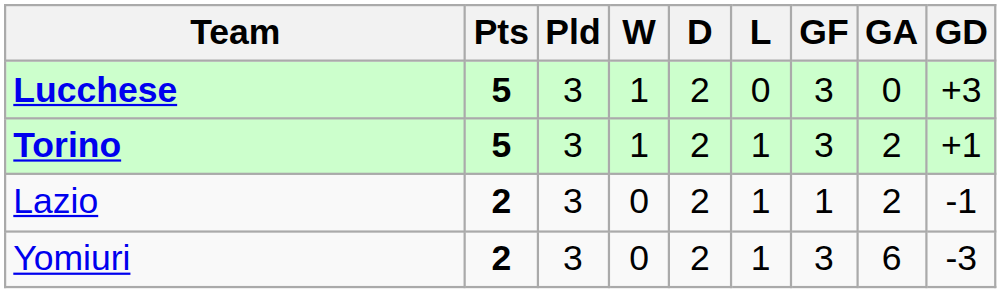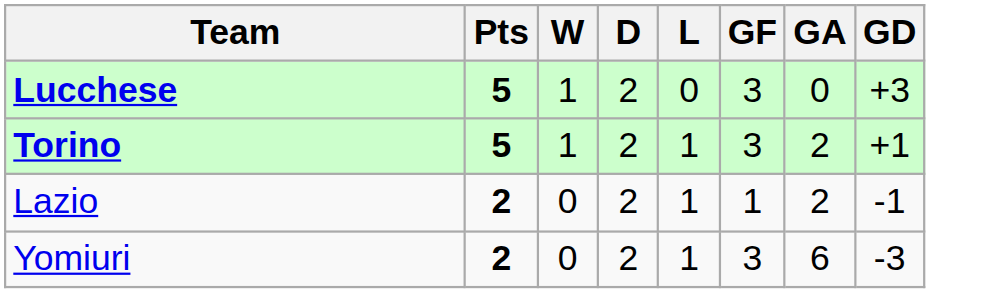- column: (573, 32)
